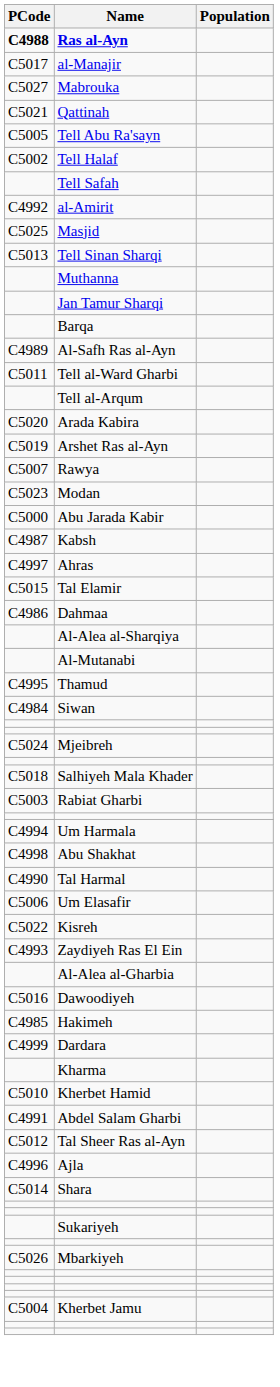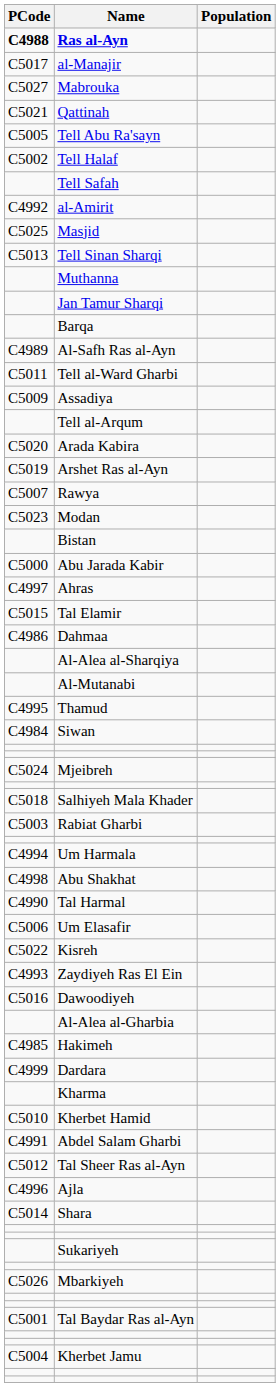+ row: (28, 398)
+ row: (29, 541)
- row: (28, 541)
rows swapped: (28, 998) <-> (29, 974)
+ row: (28, 1319)
